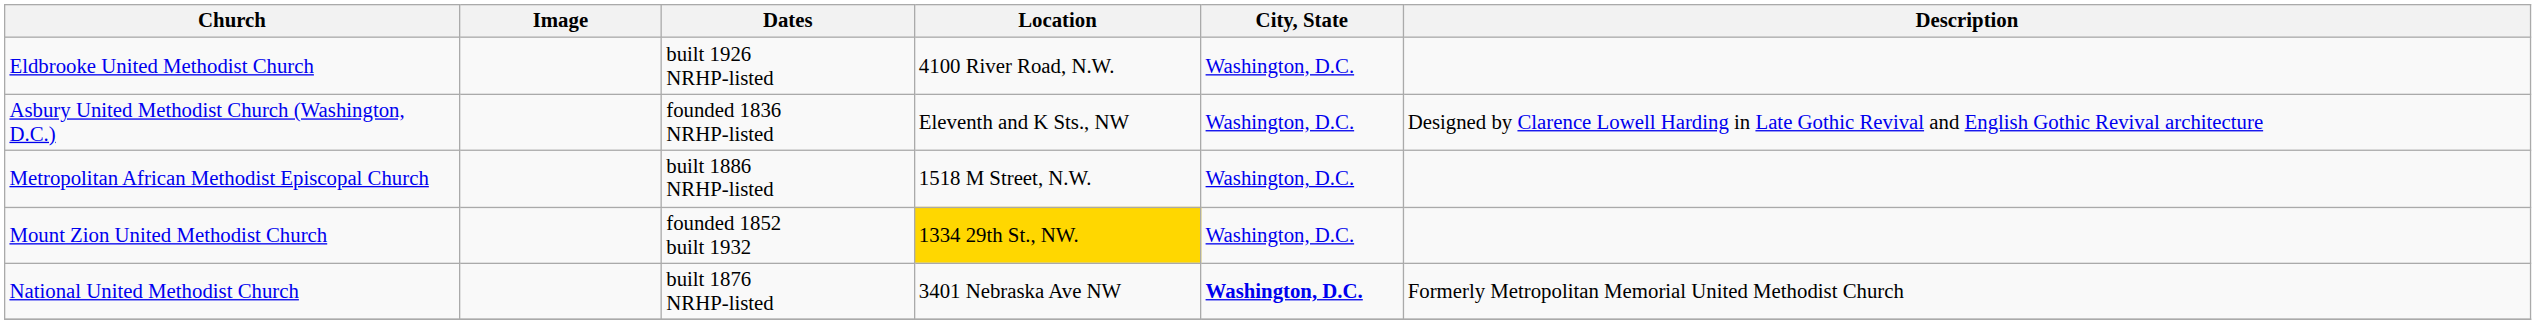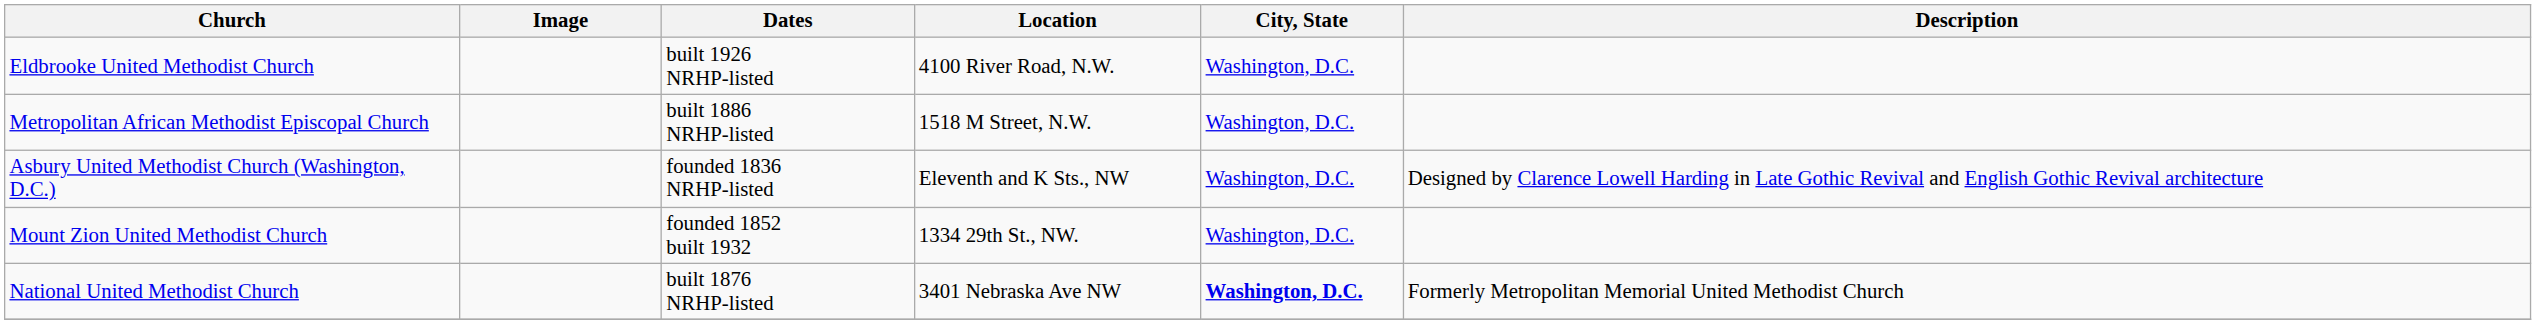rows swapped: (219, 178) <-> (207, 122)
(999, 234) gold background -> (999, 234) no background
